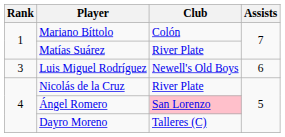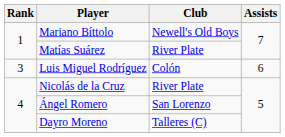(166, 31) Colón -> (195, 31) Newell's Old Boys
(195, 68) Newell's Old Boys -> (166, 68) Colón
(181, 104) pink background -> (181, 104) no background
